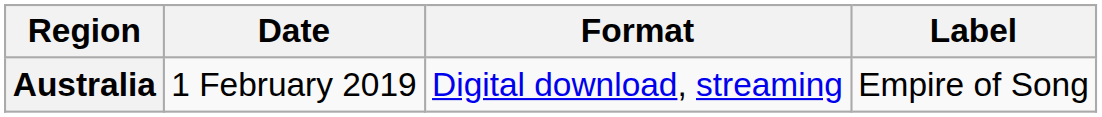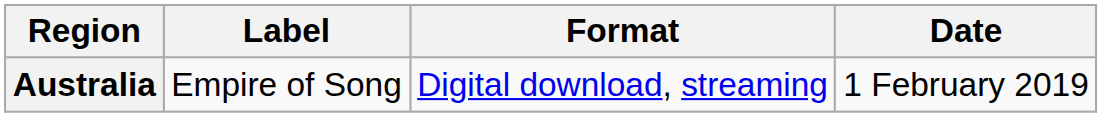columns swapped: (294, 31) <-> (973, 31)
